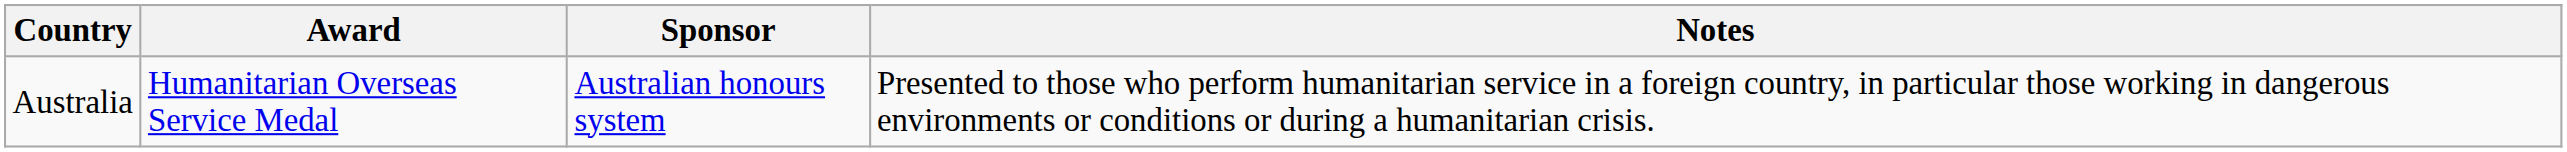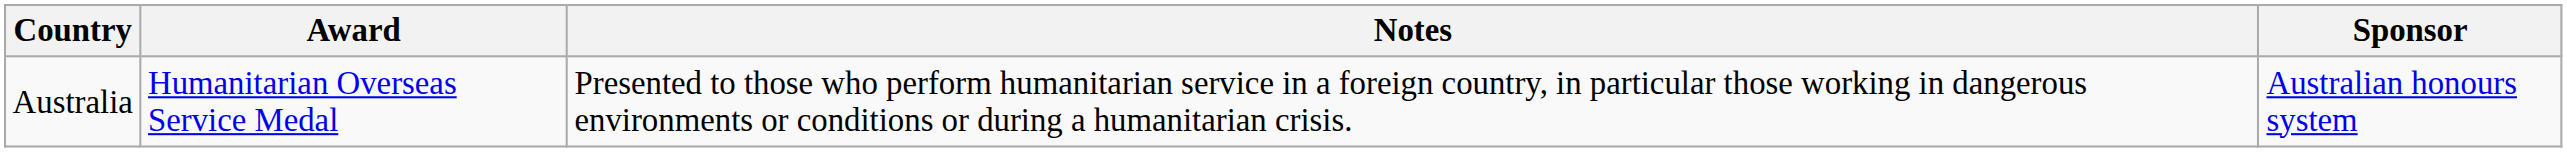columns swapped: (718, 30) <-> (1715, 30)
